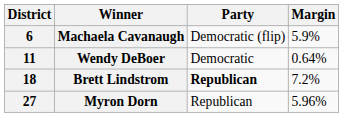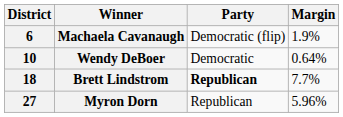(306, 36) 5.9% -> (306, 36) 1.9%
(29, 58) 11 -> (29, 58) 10
(306, 79) 7.2% -> (306, 79) 7.7%
